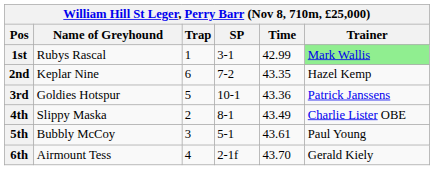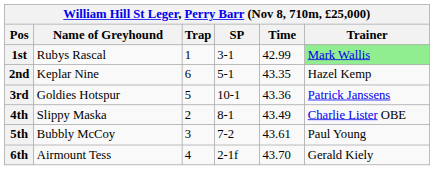(226, 74) 7-2 -> (226, 74) 5-1
(226, 134) 5-1 -> (226, 134) 7-2
